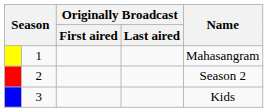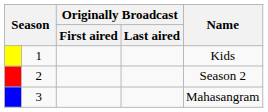(223, 55) Mahasangram -> (223, 55) Kids
(223, 96) Kids -> (223, 96) Mahasangram
